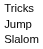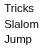rows swapped: (21, 39) <-> (18, 24)
